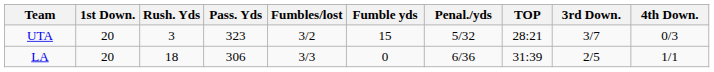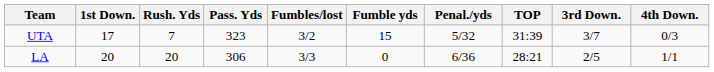(108, 35) 20 -> (108, 35) 17
(172, 35) 3 -> (172, 35) 7
(527, 35) 28:21 -> (527, 35) 31:39
(172, 56) 18 -> (172, 56) 20
(527, 56) 31:39 -> (527, 56) 28:21
